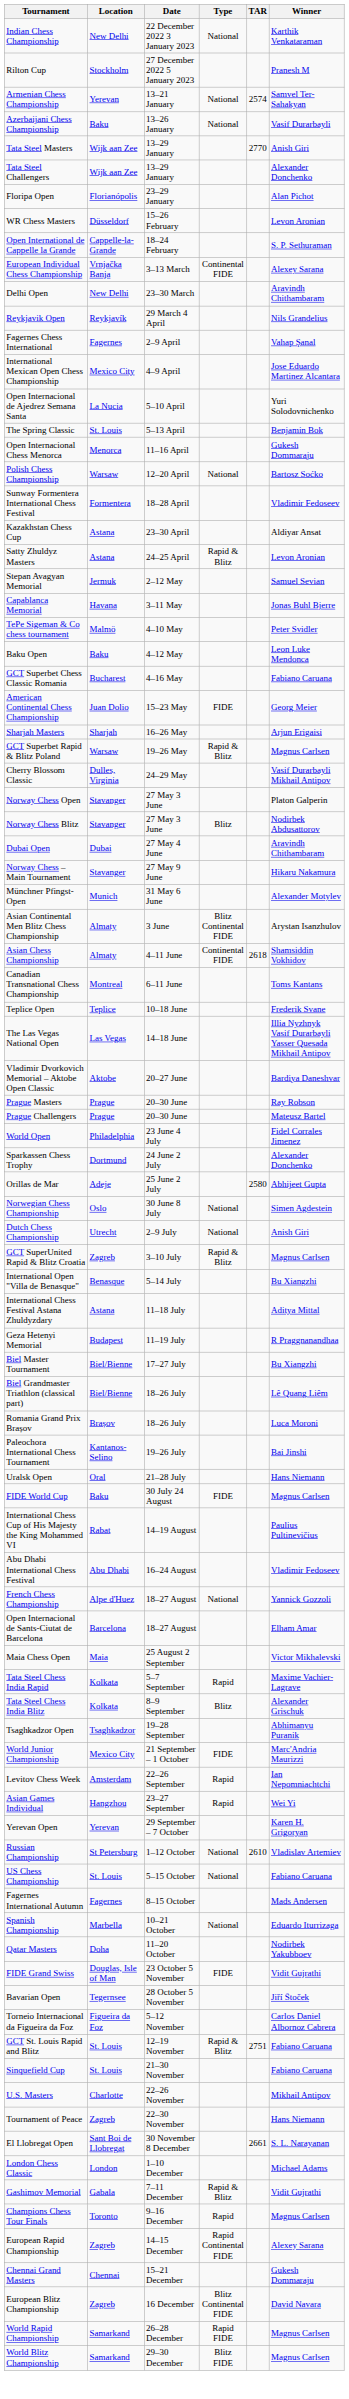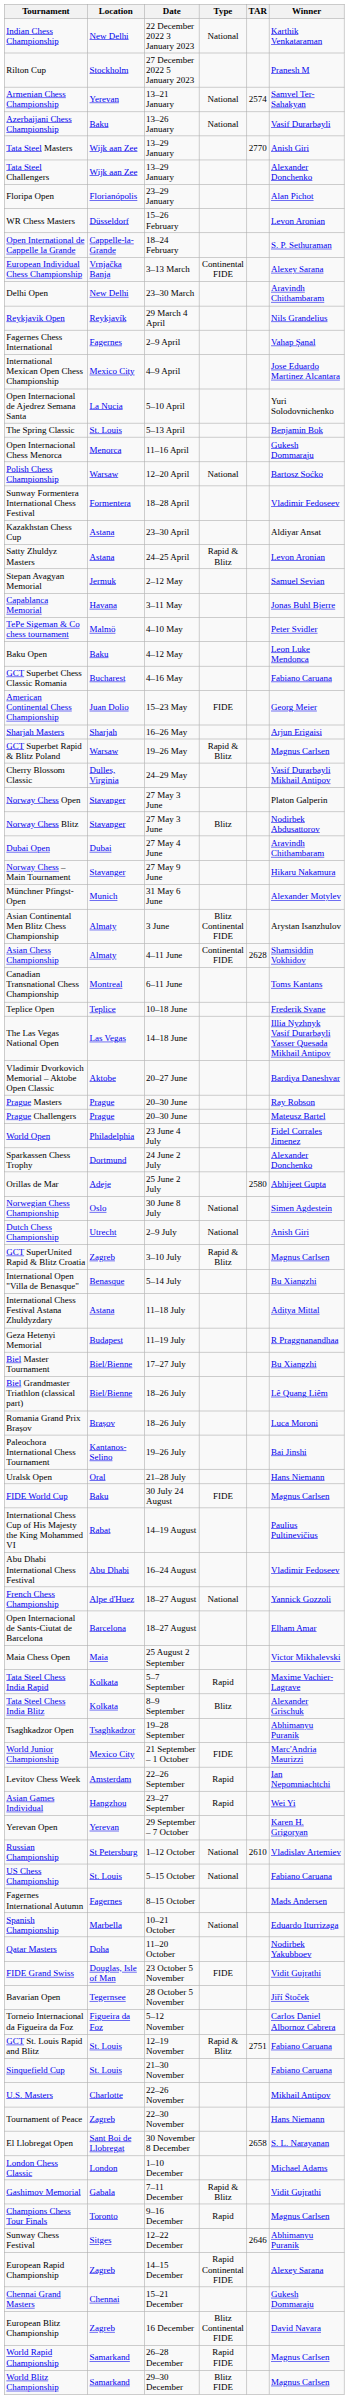(258, 955) 2618 -> (258, 955) 2628
(258, 2143) 2661 -> (258, 2143) 2658
+ row: (33, 2240)
